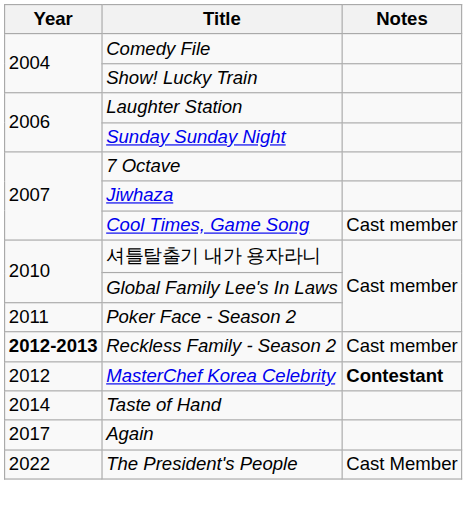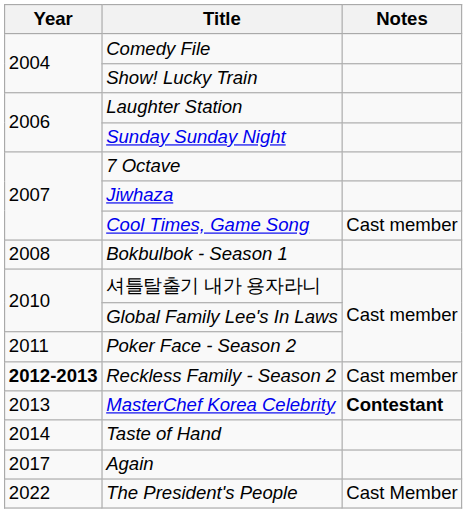+ row: (197, 254)
(30, 375) 2012 -> (30, 405) 2013
